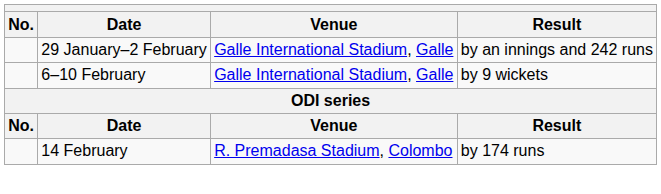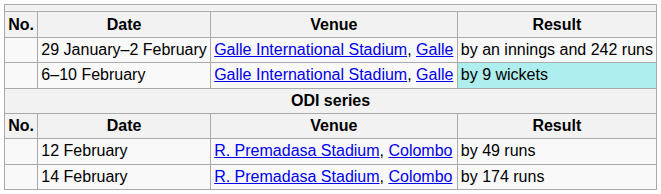(504, 75) no background -> (504, 75) paleturquoise background
+ row: (84, 151)
